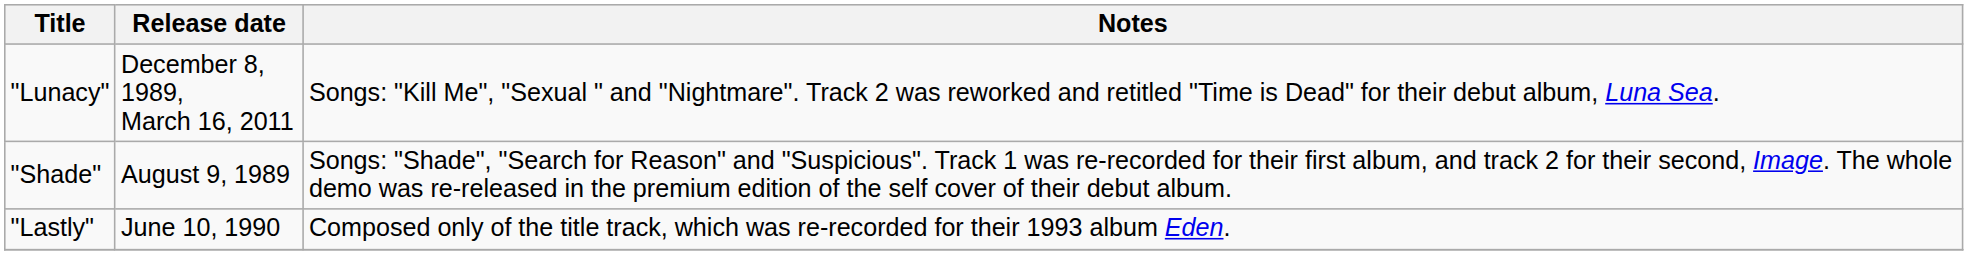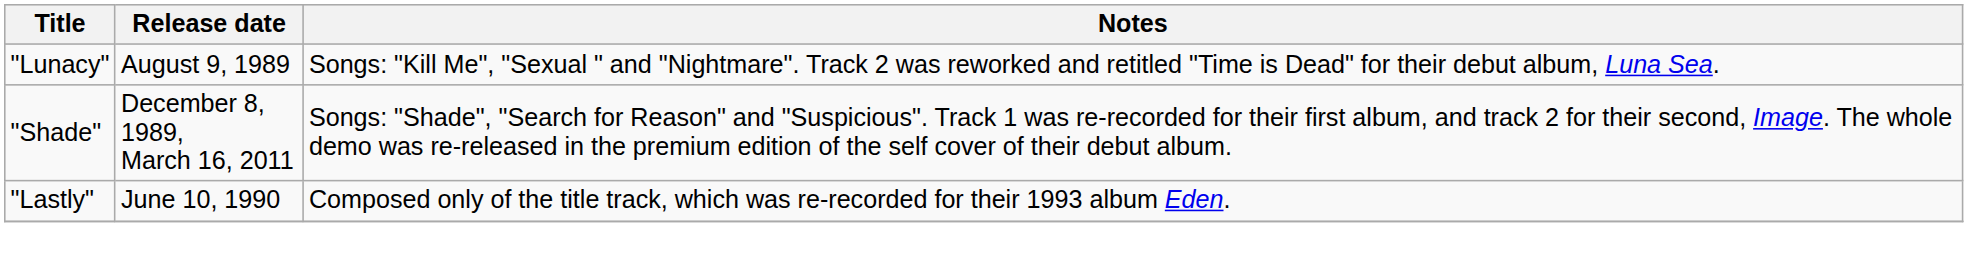(207, 92) December 8, 1989, March 16, 2011 -> (205, 64) August 9, 1989
(205, 174) August 9, 1989 -> (207, 132) December 8, 1989, March 16, 2011
